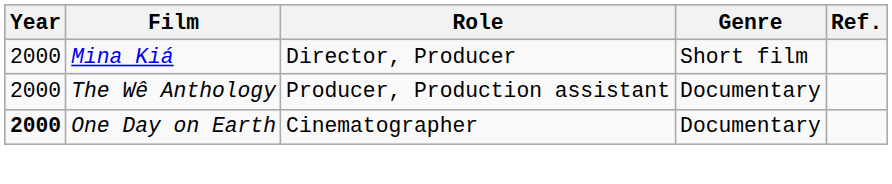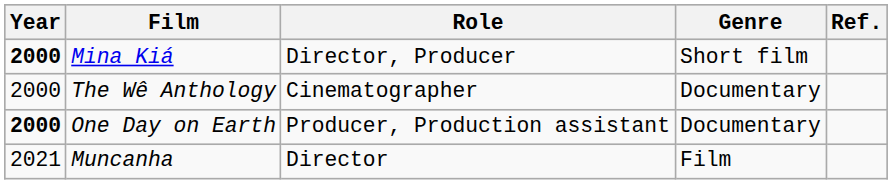(35, 57) normal -> (35, 57) bold
(478, 92) Producer, Production assistant -> (382, 92) Cinematographer
(382, 126) Cinematographer -> (478, 126) Producer, Production assistant
+ row: (122, 161)
